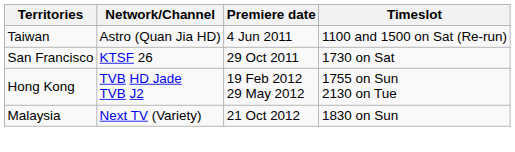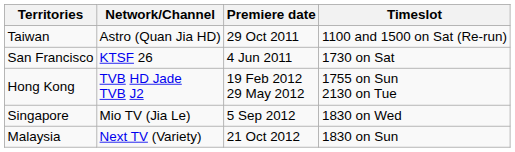(260, 36) 4 Jun 2011 -> (263, 36) 29 Oct 2011
(263, 57) 29 Oct 2011 -> (260, 57) 4 Jun 2011
+ row: (38, 115)
